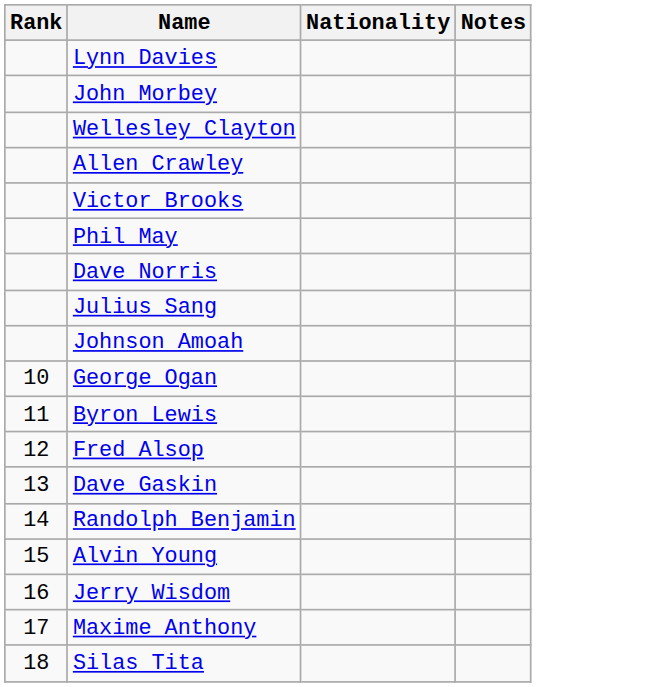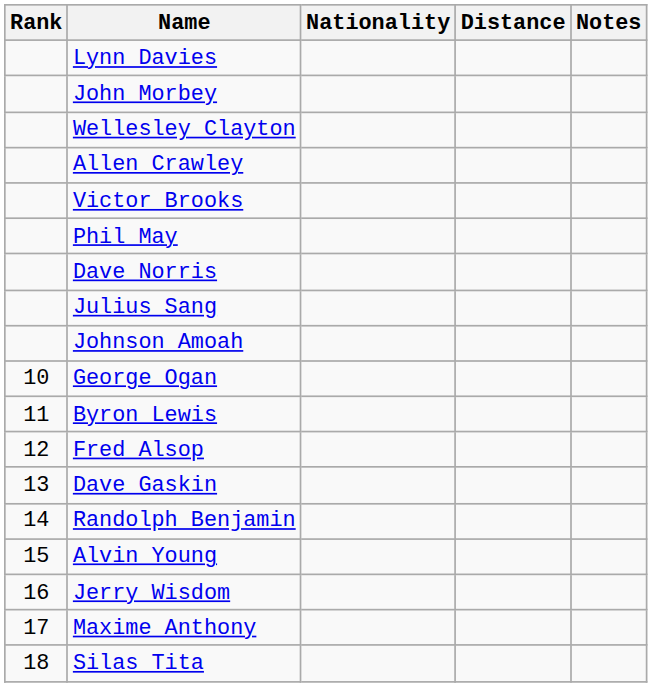+ column: (513, 23)
